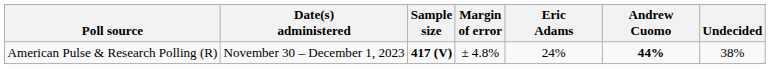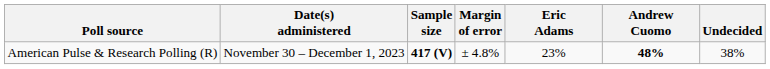(554, 52) 24% -> (554, 52) 23%
(651, 52) 44% -> (651, 52) 48%
